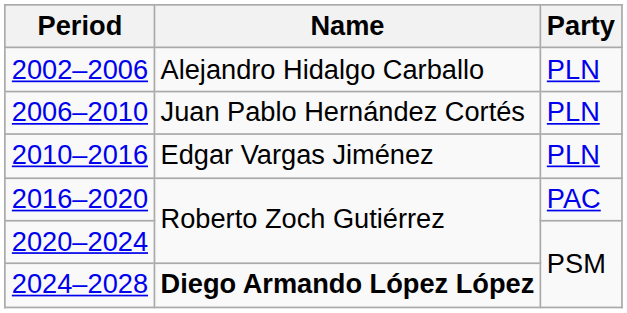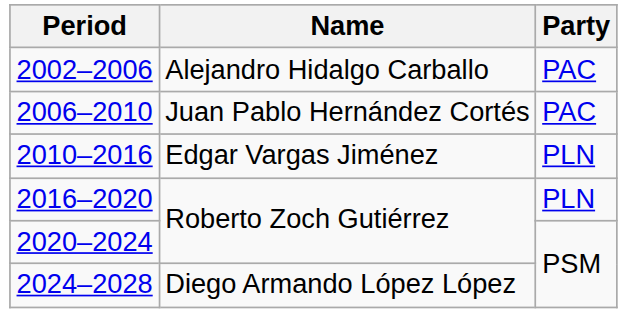(573, 69) PLN -> (569, 69) PAC
(573, 112) PLN -> (569, 112) PAC
(574, 198) PAC -> (569, 198) PLN
(347, 284) bold -> (341, 284) normal
